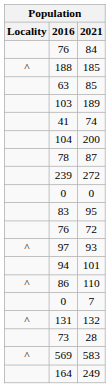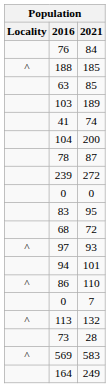(63, 229) 76 -> (63, 229) 68
(63, 319) 131 -> (63, 319) 113
